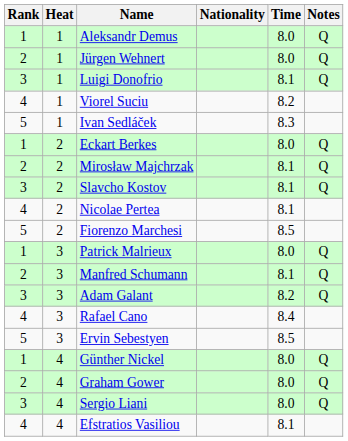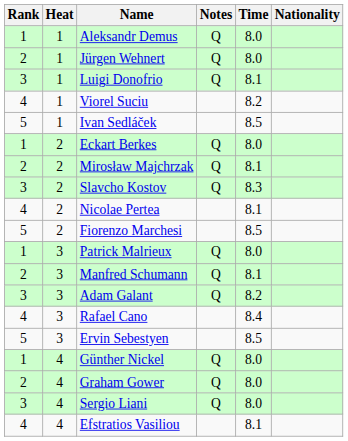columns swapped: (232, 15) <-> (323, 15)
(286, 123) 8.3 -> (253, 123) 8.5
(286, 187) 8.1 -> (253, 187) 8.3
